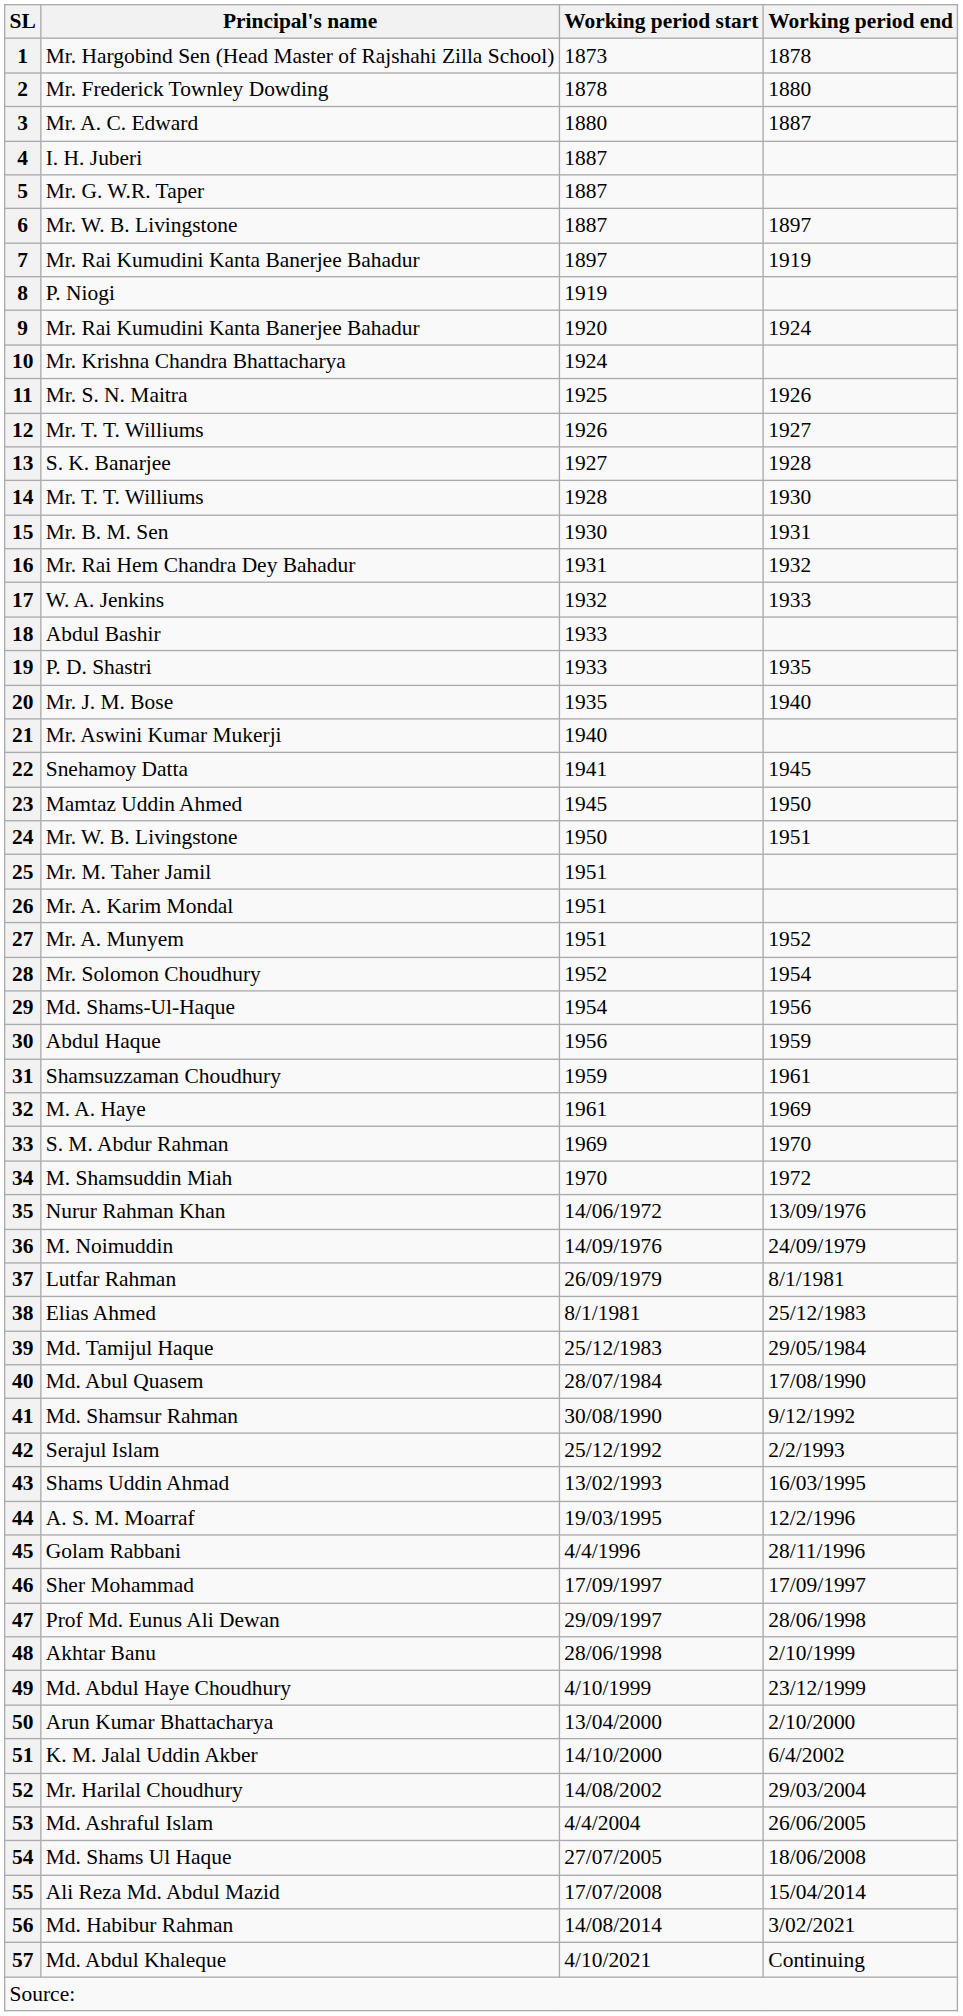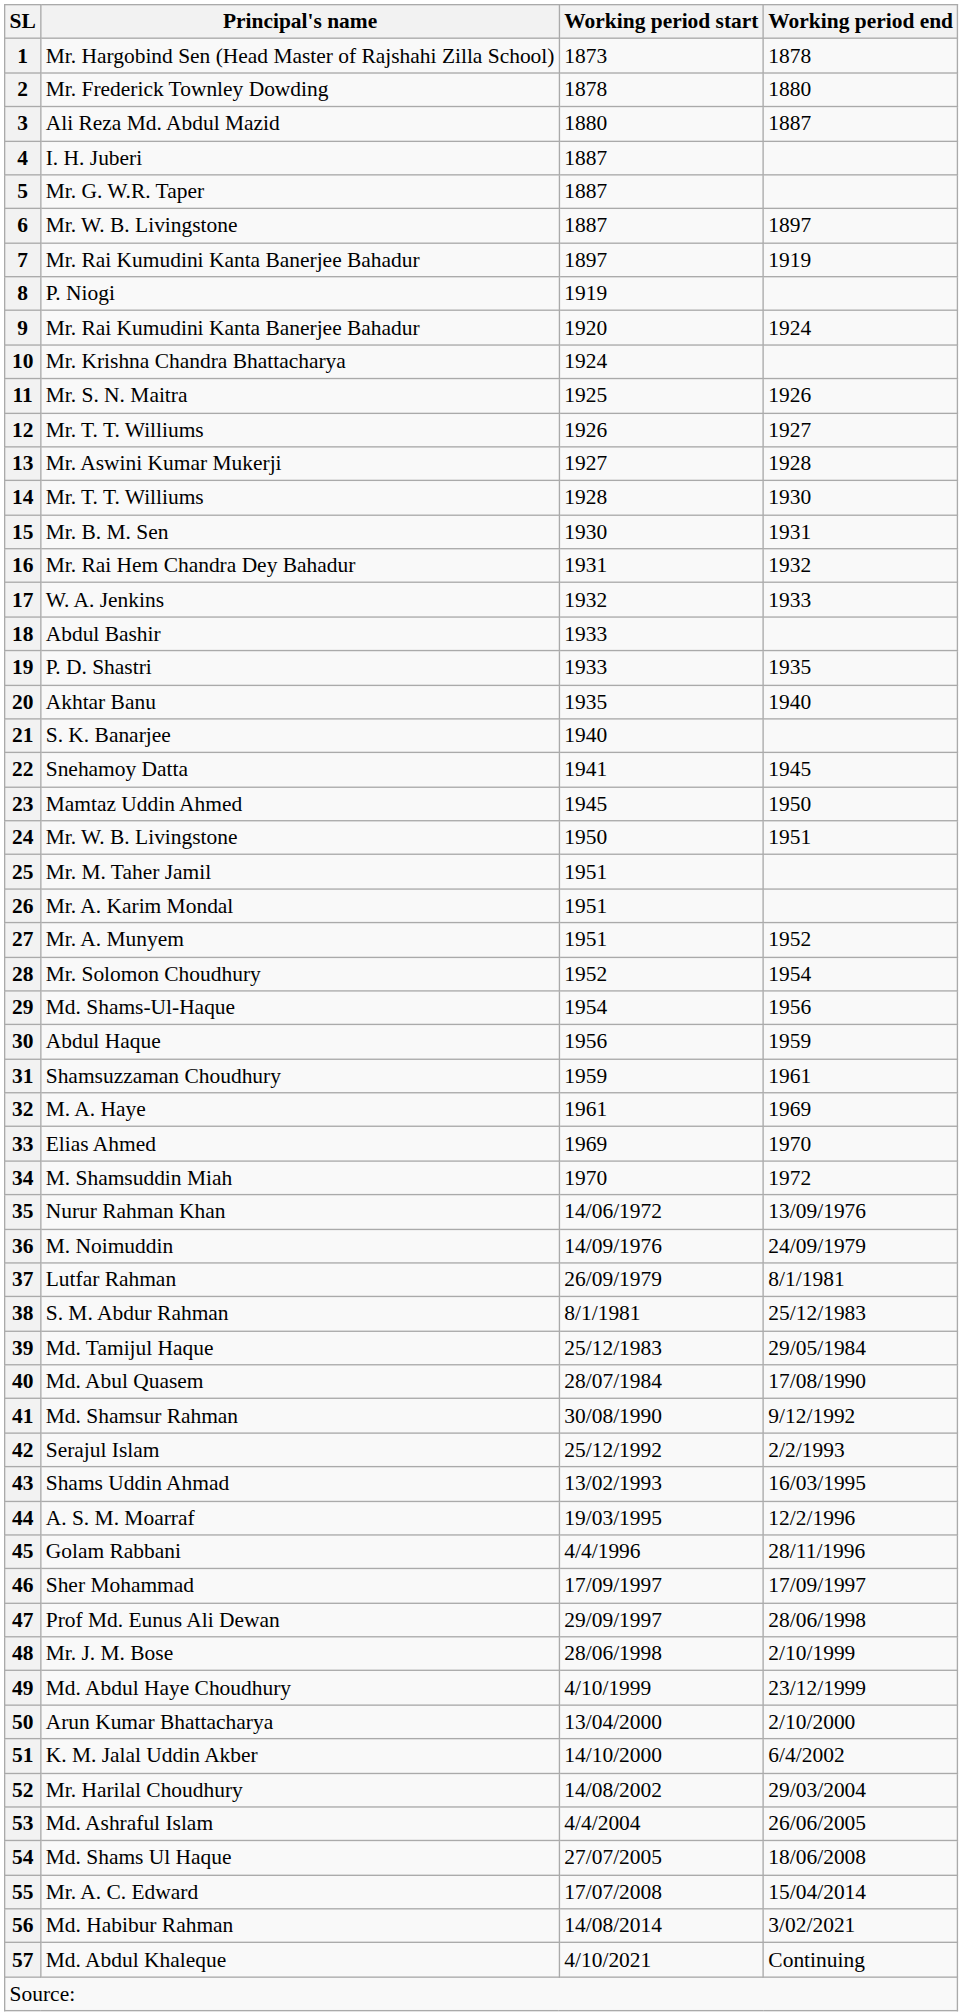(122, 123) Mr. A. C. Edward -> (163, 123) Ali Reza Md. Abdul Mazid
(108, 463) S. K. Banarjee -> (164, 463) Mr. Aswini Kumar Mukerji
(109, 701) Mr. J. M. Bose -> (101, 701) Akhtar Banu
(164, 735) Mr. Aswini Kumar Mukerji -> (108, 735) S. K. Banarjee
(137, 1143) S. M. Abdur Rahman -> (101, 1143) Elias Ahmed
(101, 1313) Elias Ahmed -> (137, 1313) S. M. Abdur Rahman
(101, 1653) Akhtar Banu -> (109, 1653) Mr. J. M. Bose
(163, 1891) Ali Reza Md. Abdul Mazid -> (122, 1891) Mr. A. C. Edward
